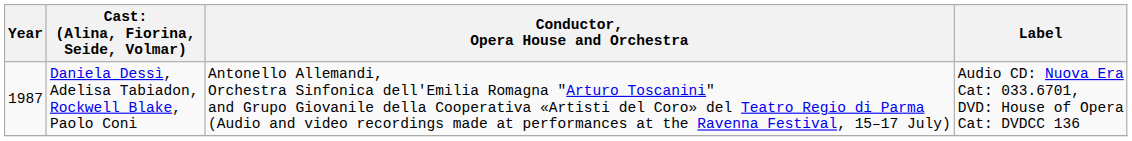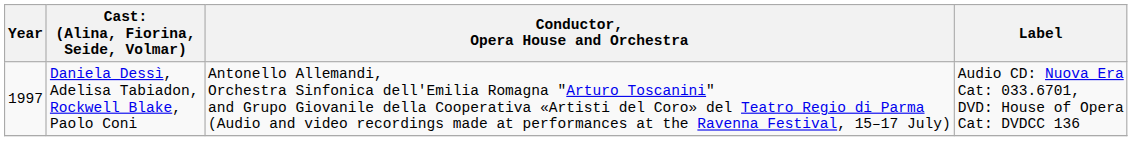(26, 99) 1987 -> (26, 99) 1997
